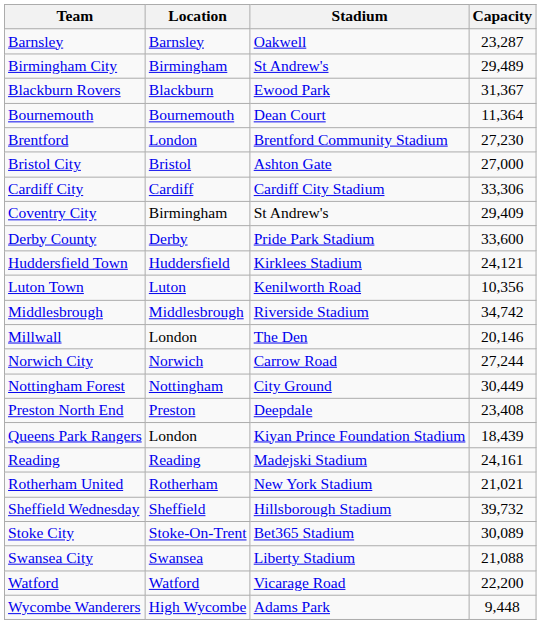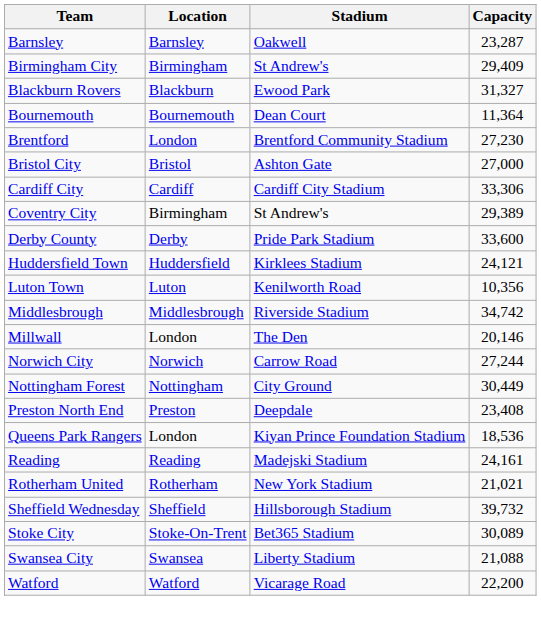(502, 66) 29,489 -> (502, 66) 29,409
(502, 90) 31,367 -> (502, 90) 31,327
(502, 213) 29,409 -> (502, 213) 29,389
(502, 435) 18,439 -> (502, 435) 18,536
- row: (74, 607)
